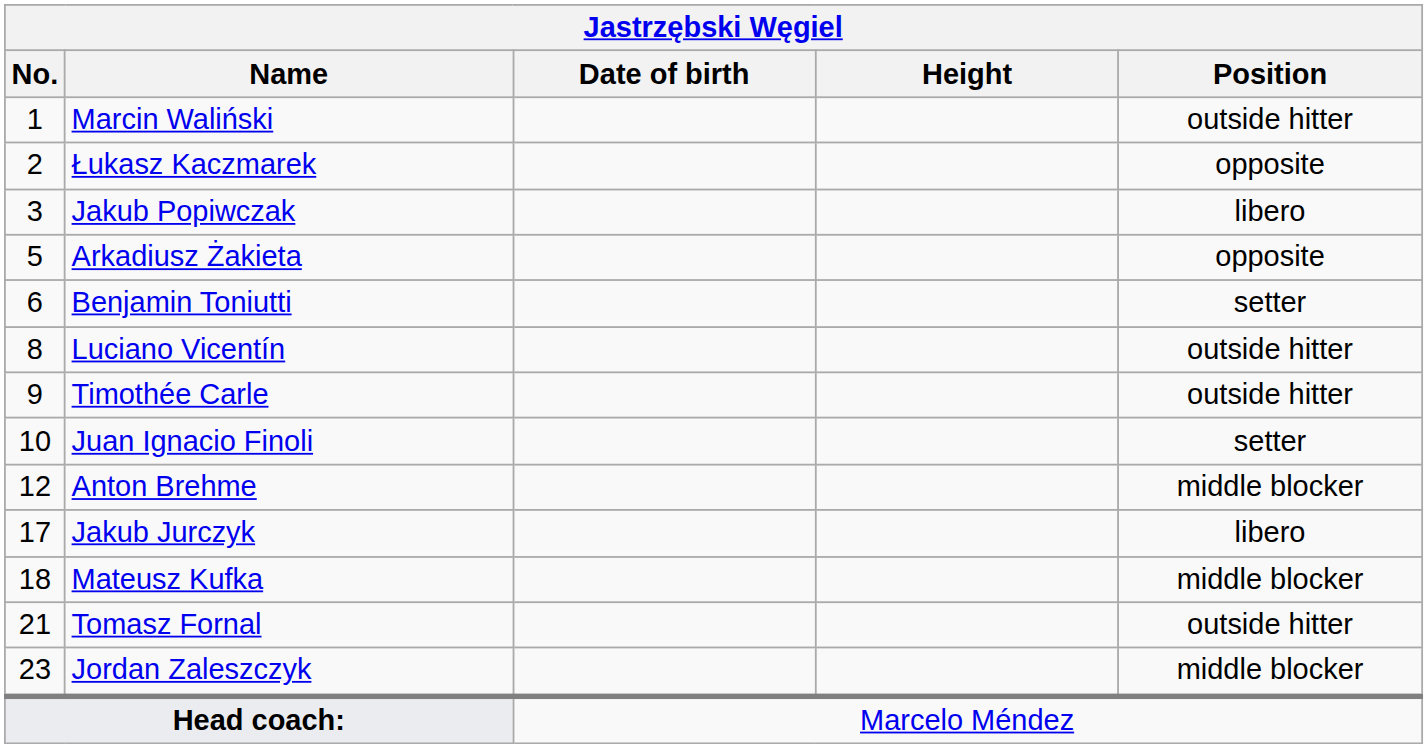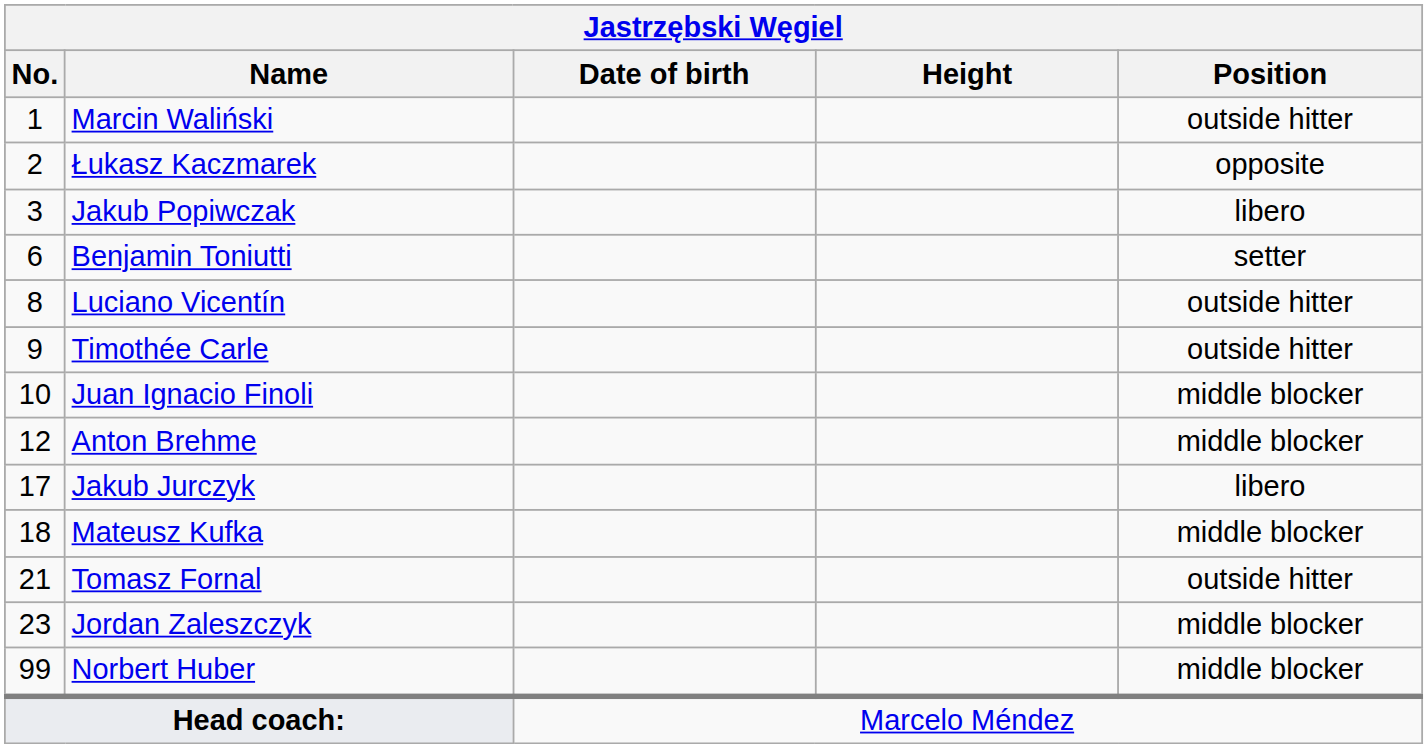- row: (187, 257)
(1270, 440) setter -> (1270, 394) middle blocker
+ row: (163, 670)
